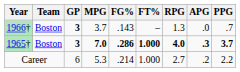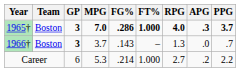rows swapped: (18, 44) <-> (18, 28)
